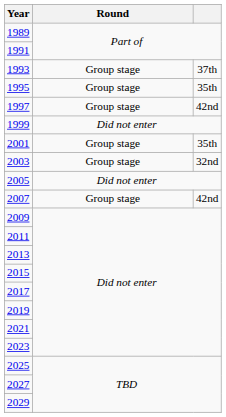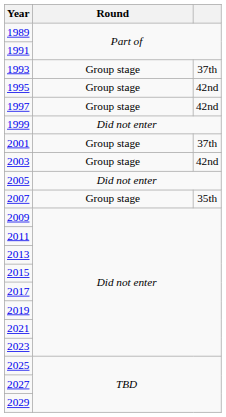(207, 88) 35th -> (207, 88) 42nd
(207, 143) 35th -> (207, 143) 37th
(207, 162) 32nd -> (207, 162) 42nd
(207, 199) 42nd -> (207, 199) 35th
